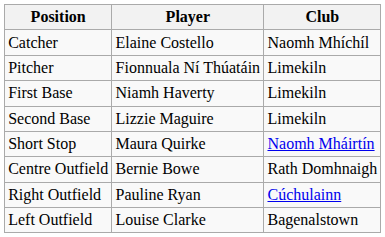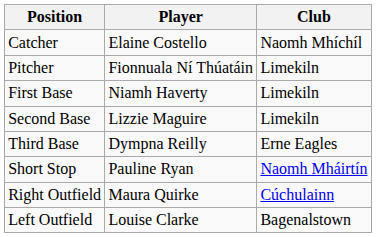+ row: (44, 144)
(161, 144) Maura Quirke -> (151, 169) Pauline Ryan
- row: (58, 169)
(158, 194) Pauline Ryan -> (154, 194) Maura Quirke
